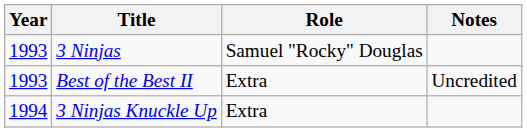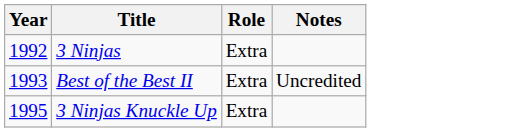(28, 50) 1993 -> (28, 50) 1992
(324, 50) Samuel "Rocky" Douglas -> (246, 50) Extra
(28, 111) 1994 -> (28, 111) 1995
